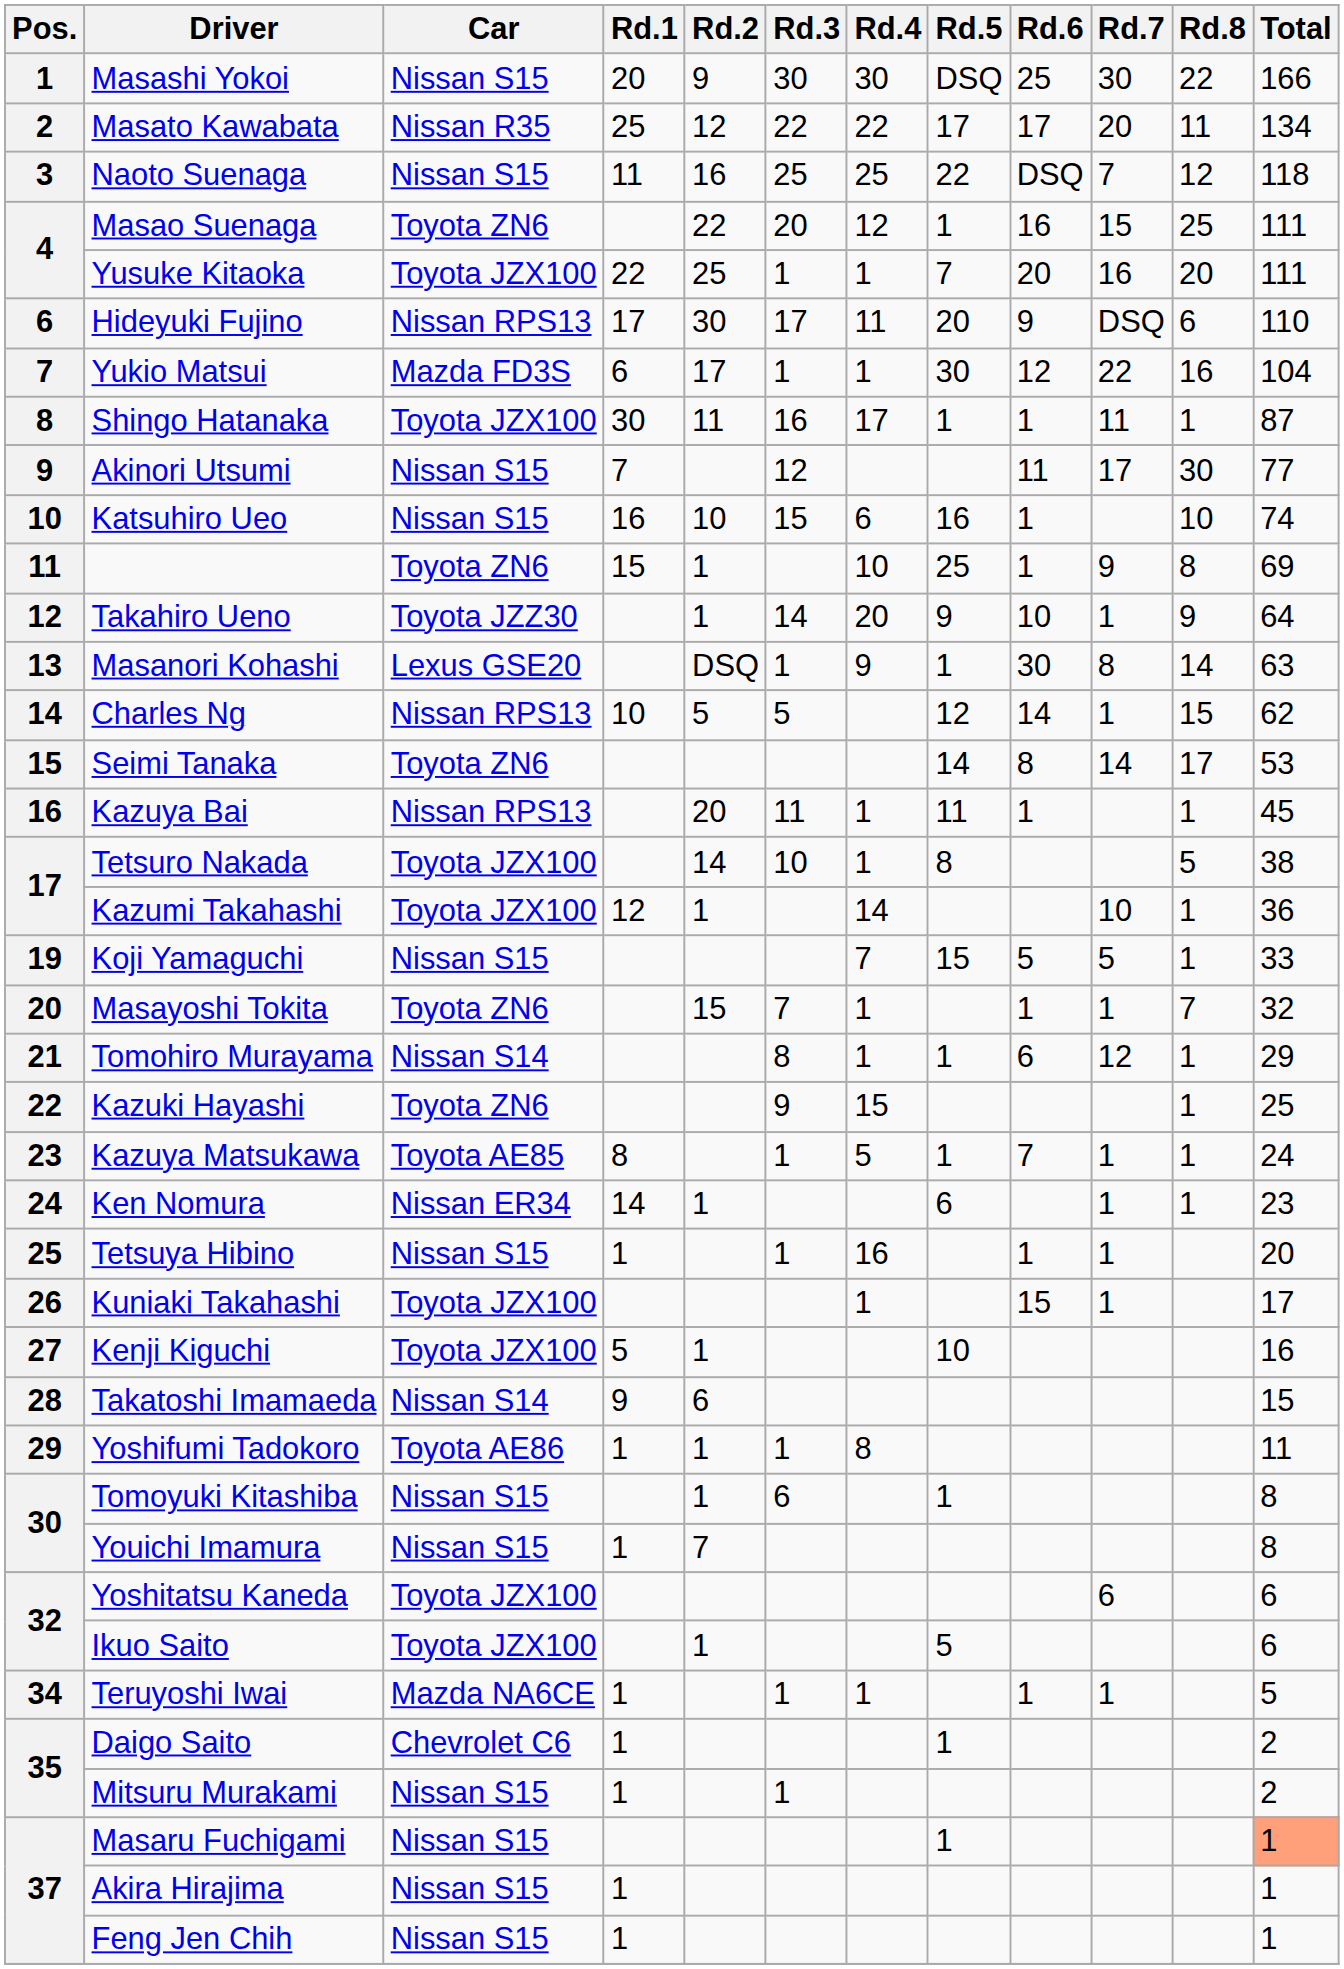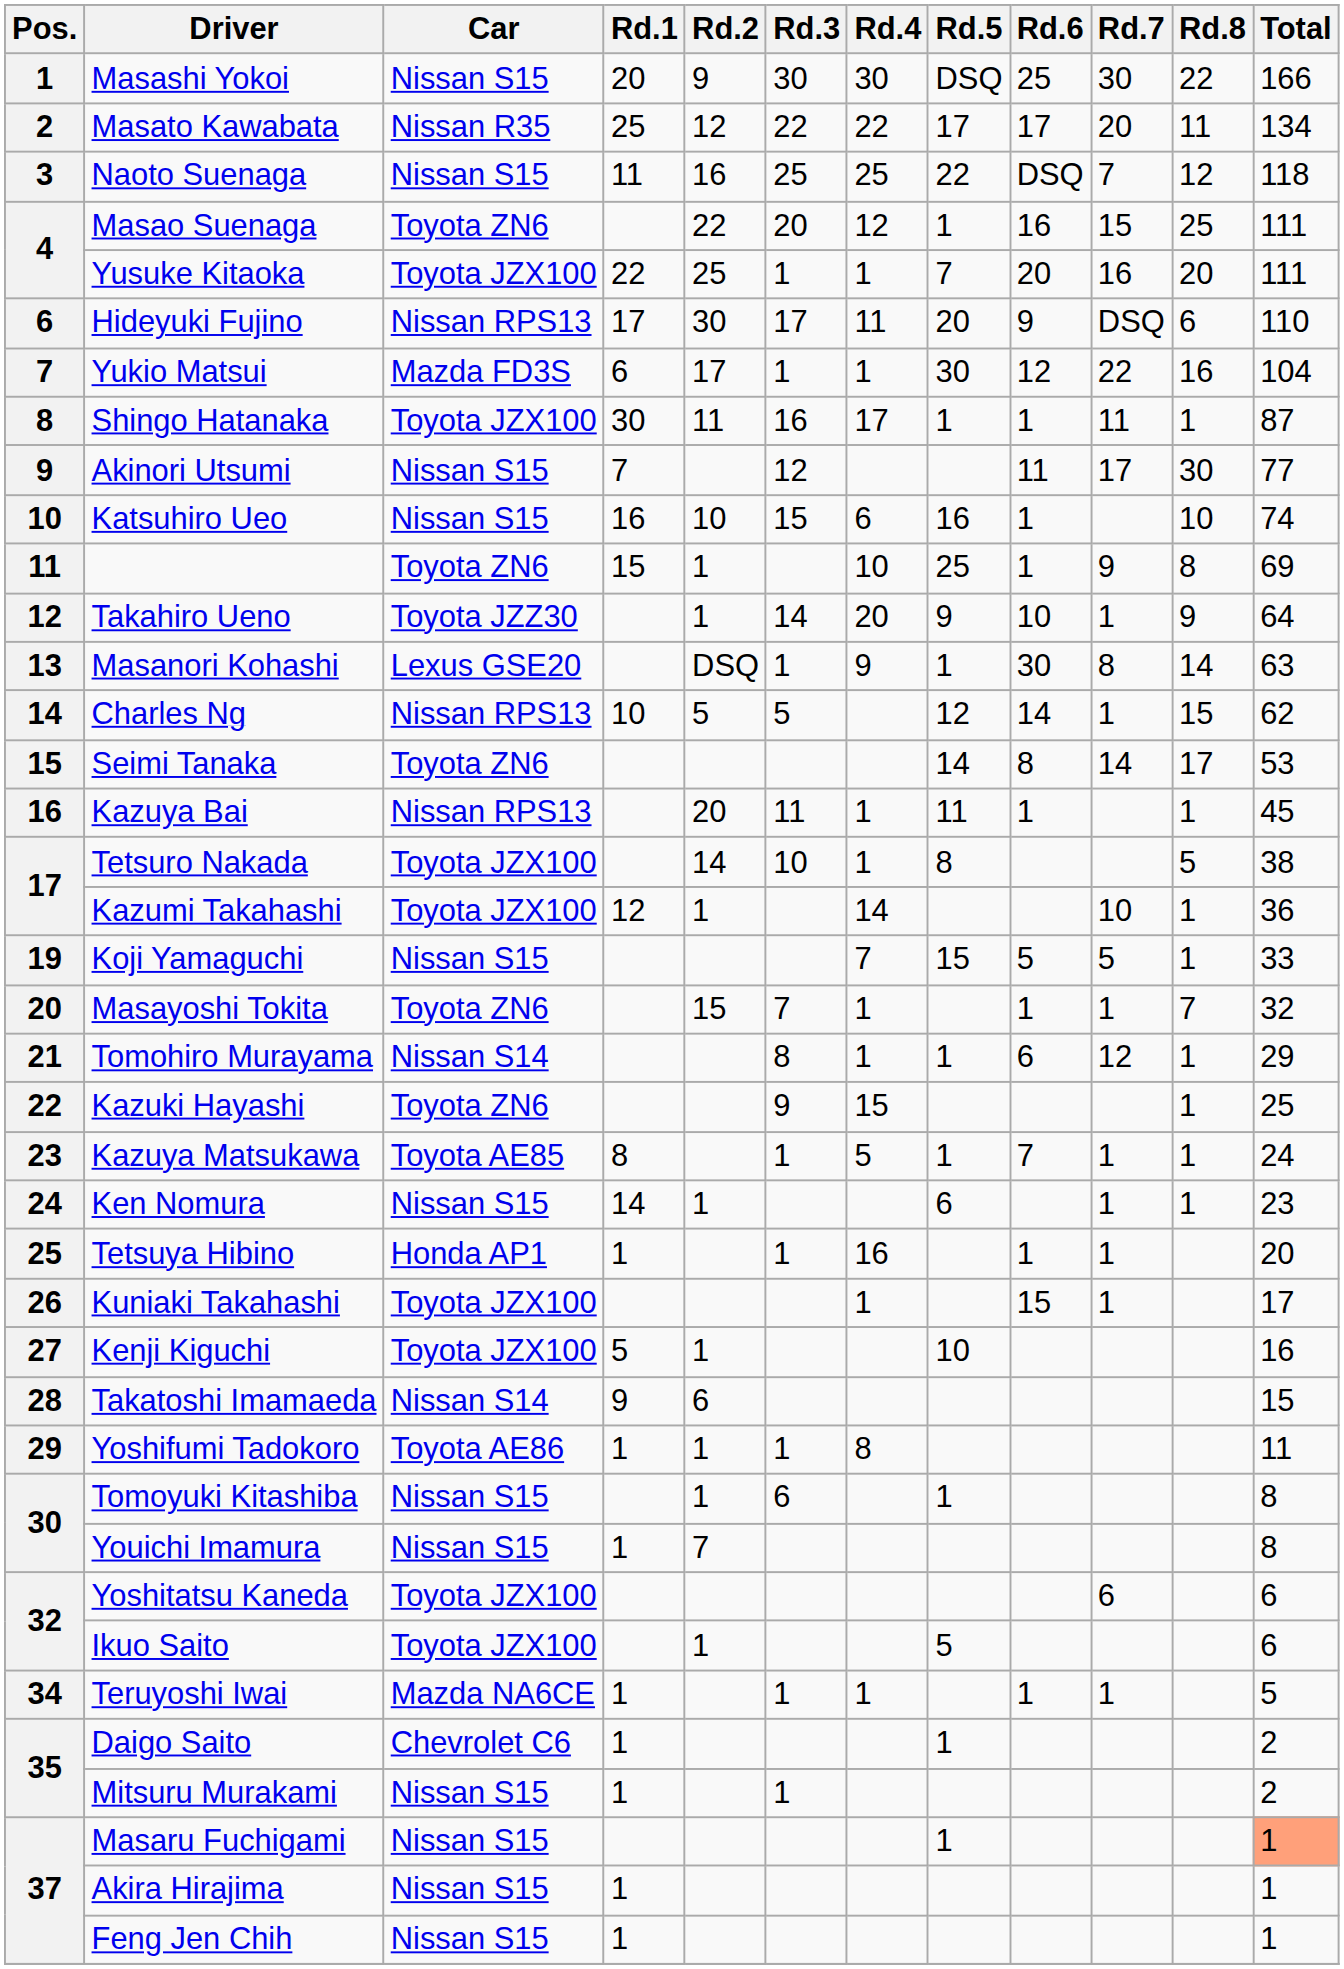(481, 1204) Nissan ER34 -> (470, 1204) Nissan S15
(470, 1253) Nissan S15 -> (469, 1253) Honda AP1
